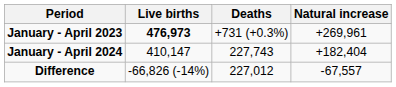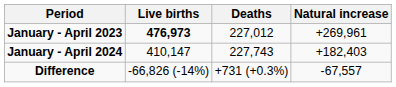(251, 33) +731 (+0.3%) -> (251, 33) 227,012
(341, 52) +182,404 -> (341, 52) +182,403
(251, 71) 227,012 -> (251, 71) +731 (+0.3%)
